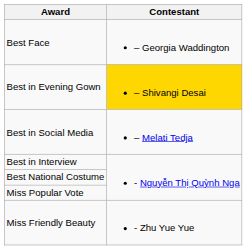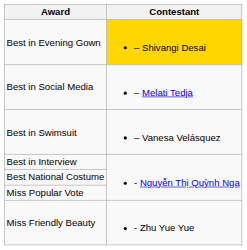- row: (28, 42)
+ row: (42, 132)
